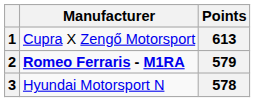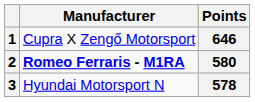(224, 39) 613 -> (224, 39) 646
(224, 61) 579 -> (224, 61) 580
